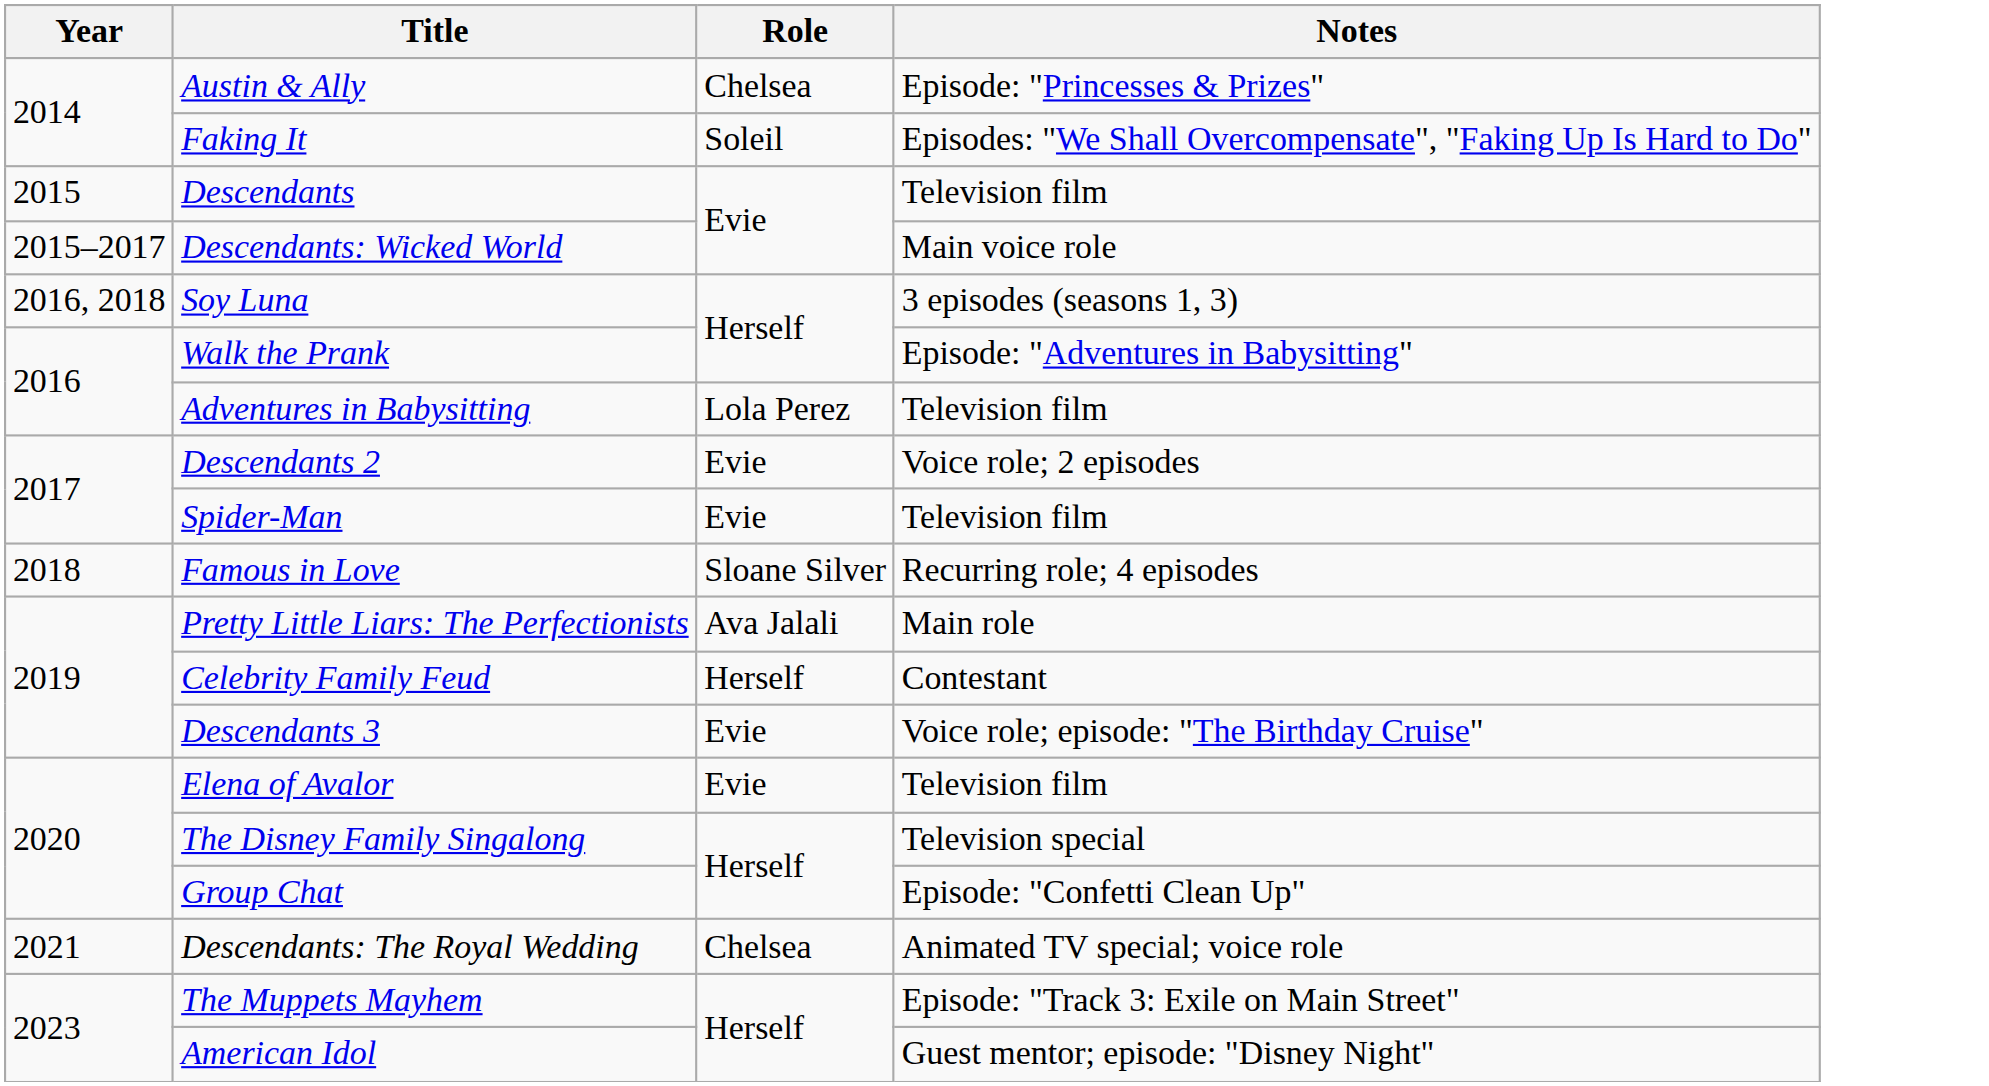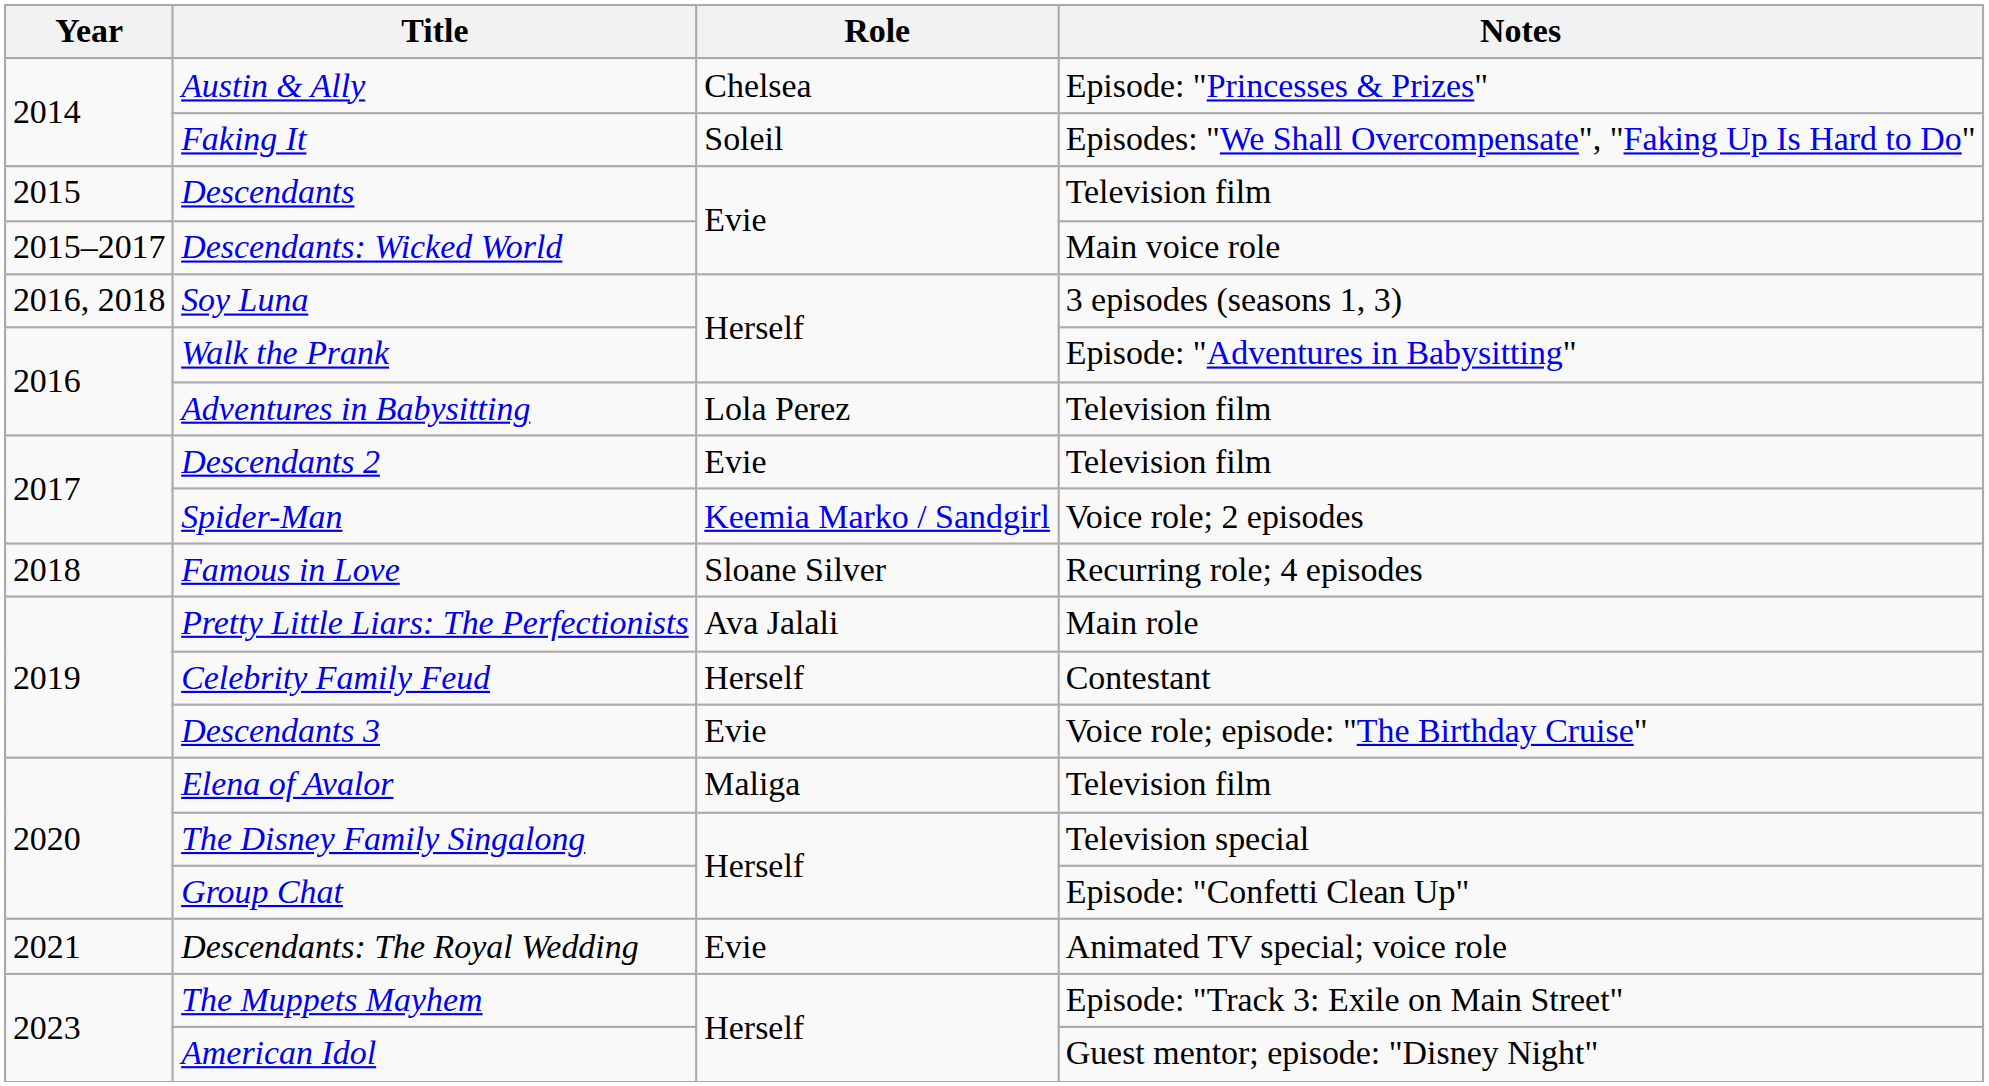(1051, 461) Voice role; 2 episodes -> (1169, 461) Television film
(735, 515) Evie -> (877, 515) Keemia Marko / Sandgirl
(1005, 515) Television film -> (1215, 515) Voice role; 2 episodes
(735, 784) Evie -> (752, 784) Maliga
(758, 945) Chelsea -> (735, 945) Evie
